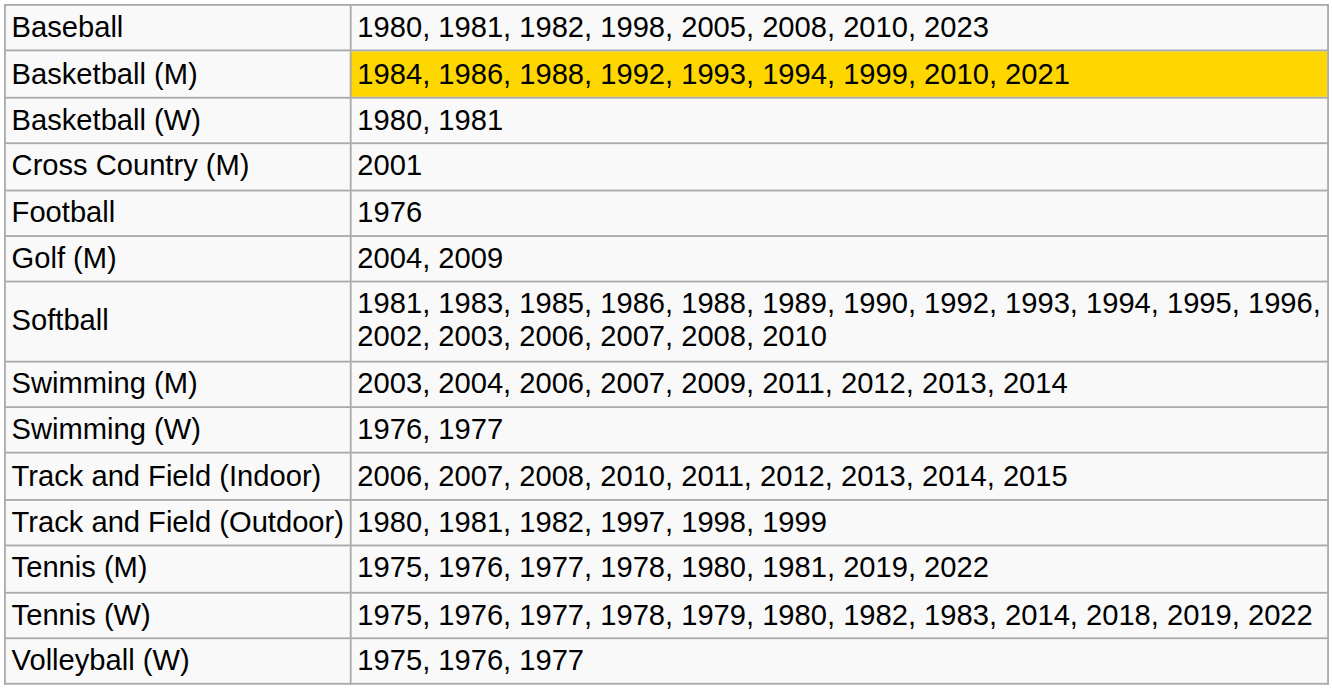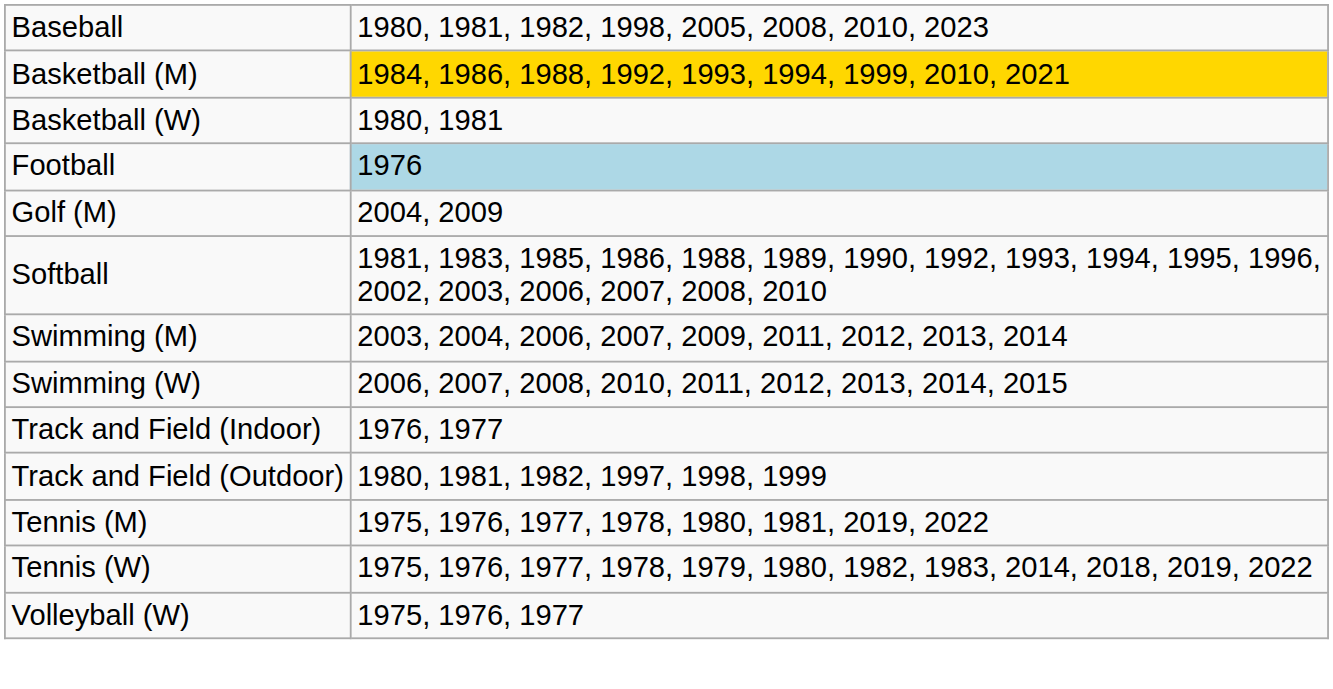- row: (131, 166)
(390, 212) no background -> (390, 166) lightblue background
(430, 429) 1976, 1977 -> (713, 383) 2006, 2007, 2008, 2010, 2011, 2012, 2013, 2014, 2015
(713, 475) 2006, 2007, 2008, 2010, 2011, 2012, 2013, 2014, 2015 -> (430, 429) 1976, 1977
